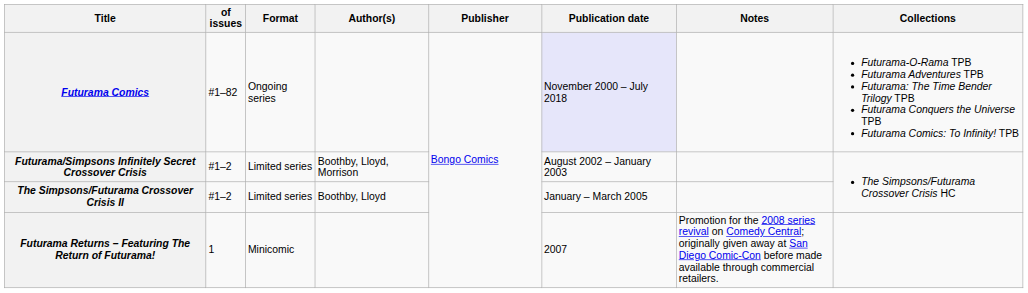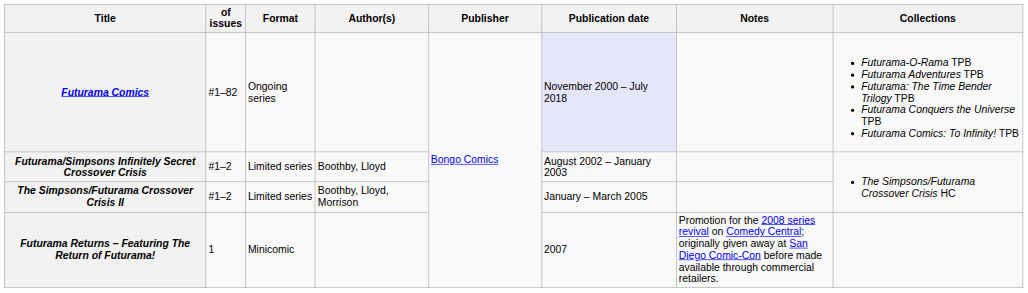(353, 167) Boothby, Lloyd, Morrison -> (352, 167) Boothby, Lloyd
(352, 197) Boothby, Lloyd -> (353, 197) Boothby, Lloyd, Morrison
